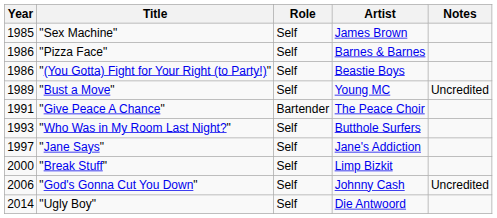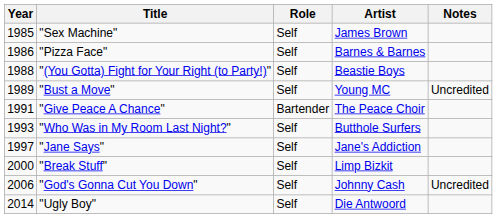(20, 71) 1986 -> (20, 71) 1988
